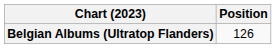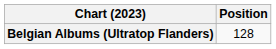(243, 33) 126 -> (243, 33) 128
